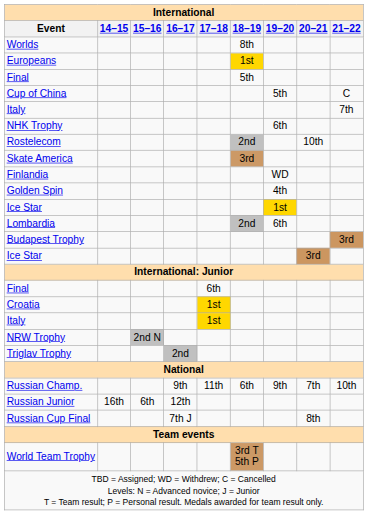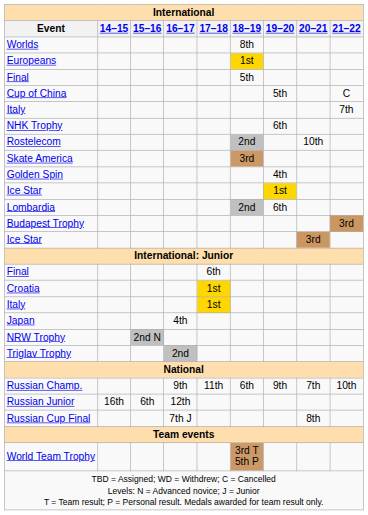- row: (27, 175)
+ row: (21, 321)
